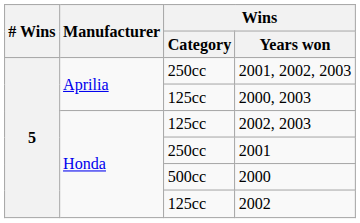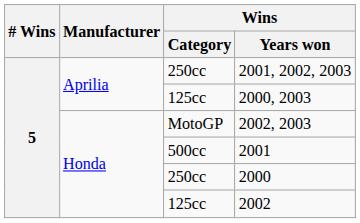(187, 124) 125cc -> (195, 124) MotoGP
(187, 150) 250cc -> (187, 150) 500cc
(187, 177) 500cc -> (187, 177) 250cc
